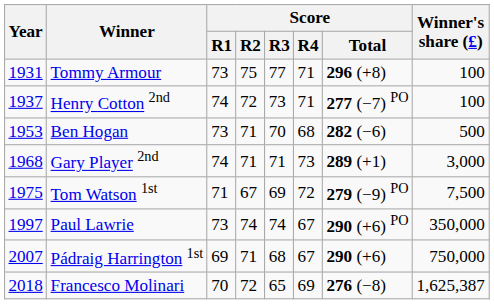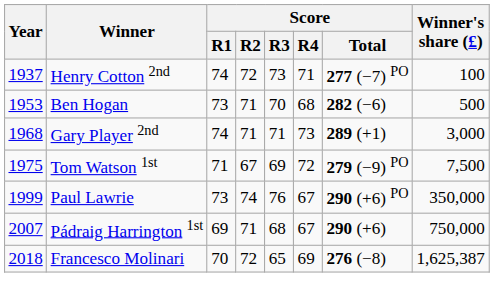- row: (106, 72)
(26, 224) 1997 -> (26, 197) 1999
(277, 224) 74 -> (277, 197) 76
